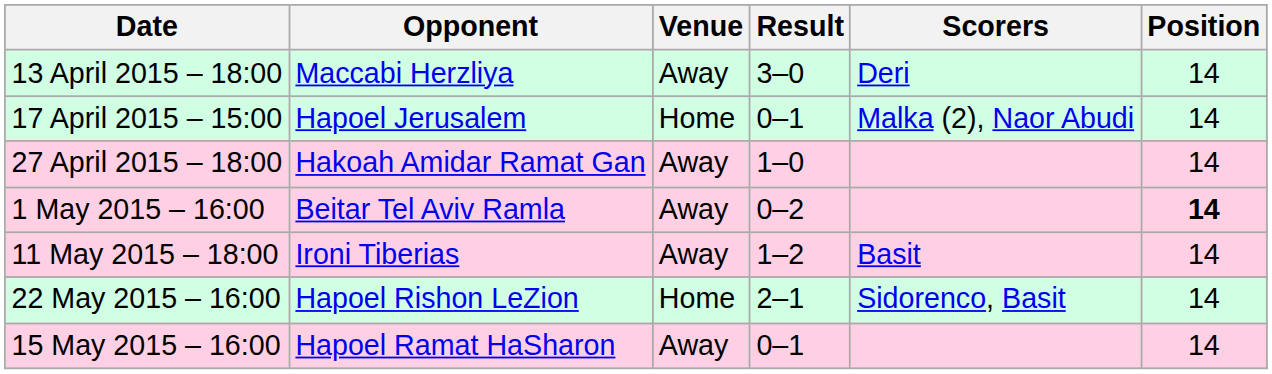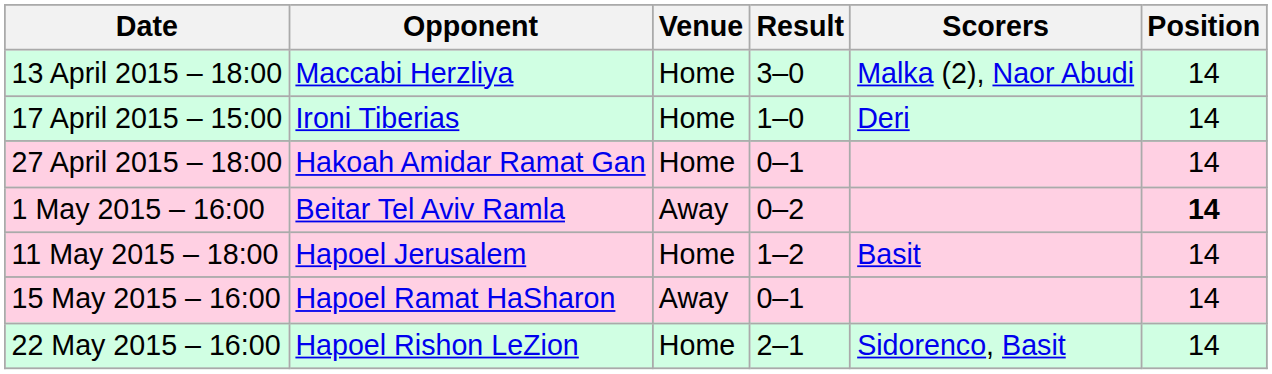(694, 72) Away -> (697, 72) Home
(883, 72) Deri -> (996, 72) Malka (2), Naor Abudi
(411, 118) Hapoel Jerusalem -> (377, 118) Ironi Tiberias
(780, 118) 0–1 -> (780, 118) 1–0
(996, 118) Malka (2), Naor Abudi -> (883, 118) Deri
(694, 163) Away -> (697, 163) Home
(780, 163) 1–0 -> (780, 163) 0–1
(377, 254) Ironi Tiberias -> (411, 254) Hapoel Jerusalem
(694, 254) Away -> (697, 254) Home
rows swapped: (146, 345) <-> (146, 299)
